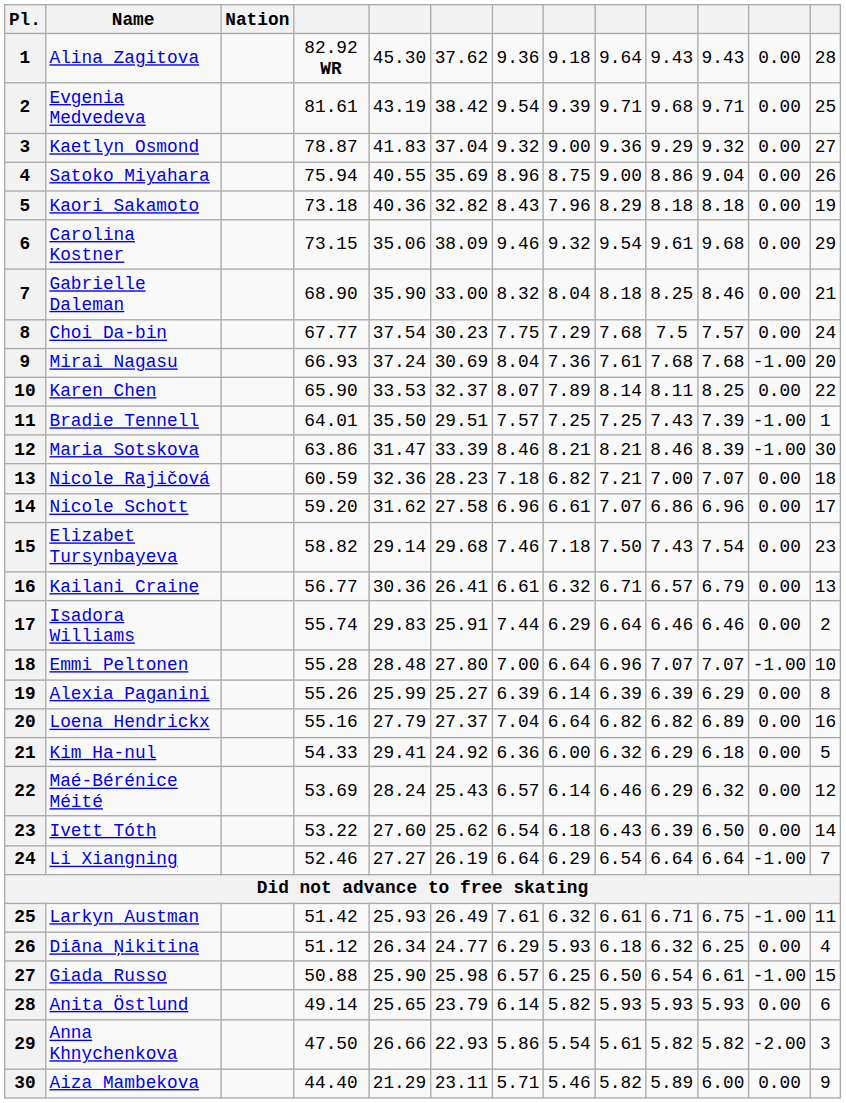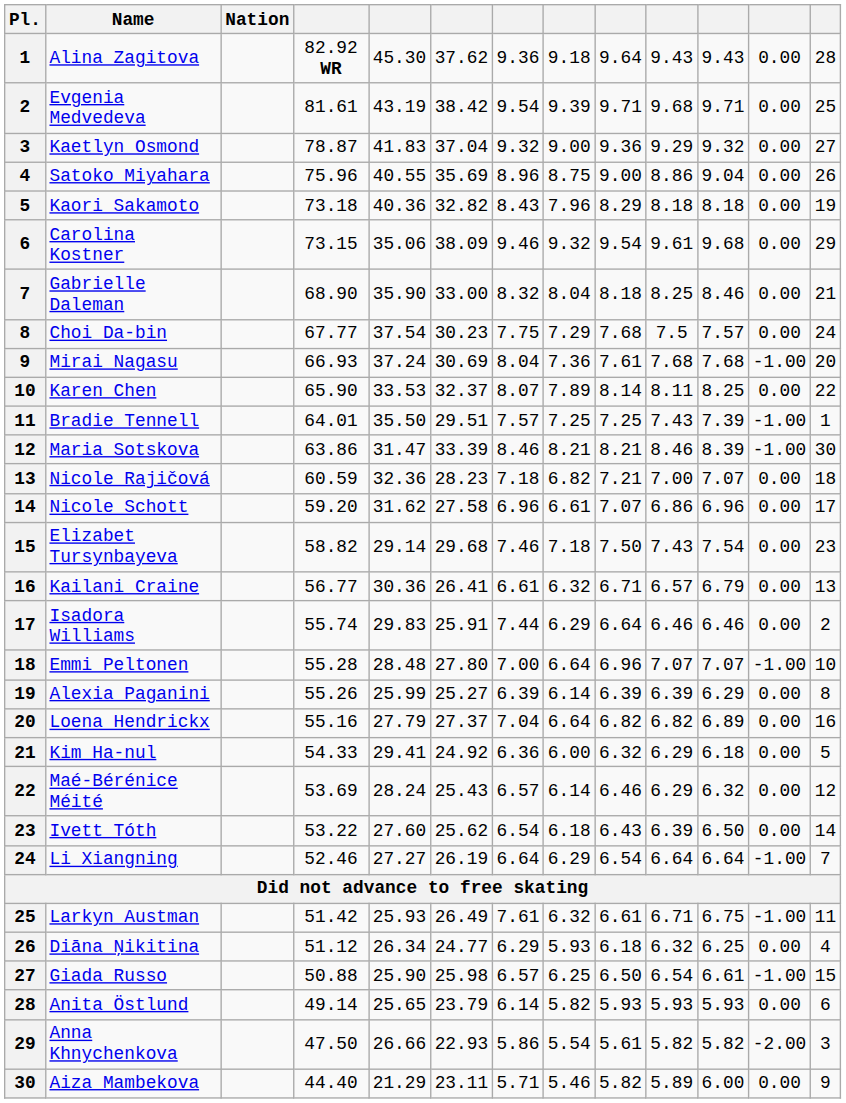(331, 176) 75.94 -> (331, 176) 75.96
